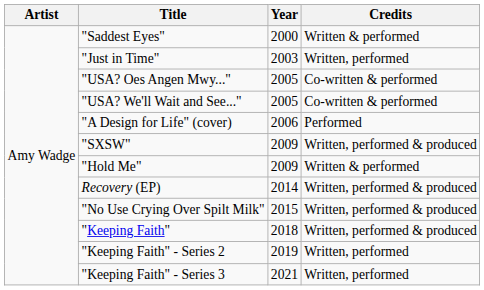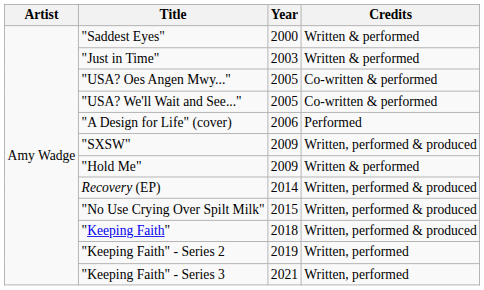(357, 58) Written, performed -> (362, 58) Written & performed
